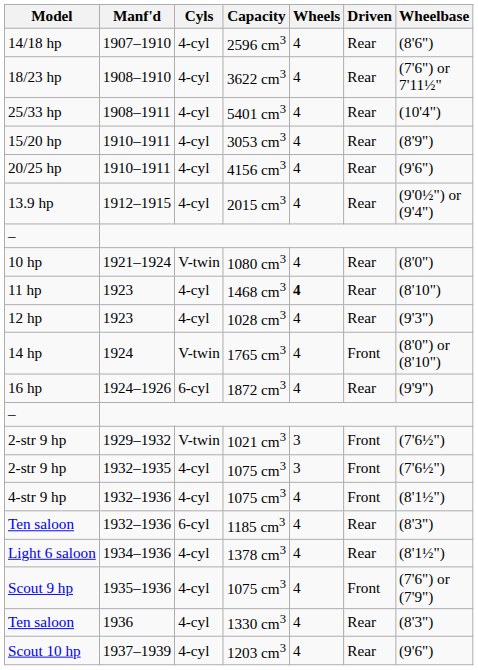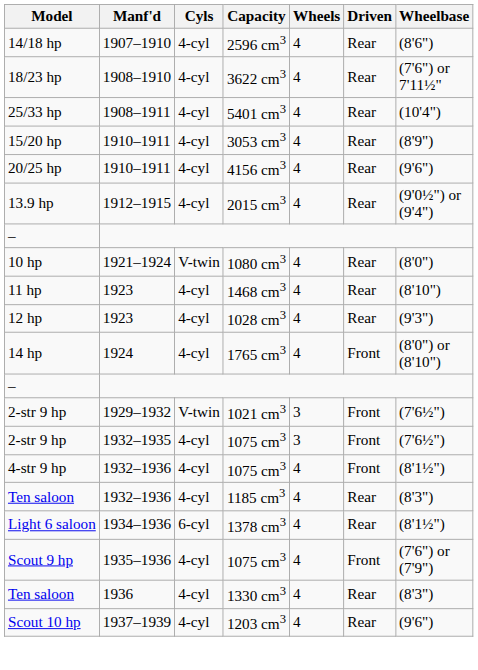(297, 290) bold -> (297, 290) normal
(199, 353) V-twin -> (194, 353) 4-cyl
- row: (25, 387)
(194, 524) 6-cyl -> (194, 496) 4-cyl
(194, 553) 4-cyl -> (194, 524) 6-cyl
